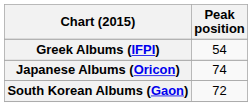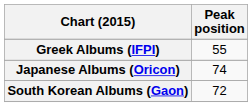(220, 49) 54 -> (220, 49) 55
